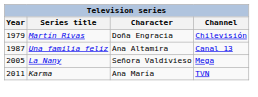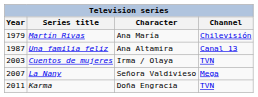(142, 36) Doña Engracia -> (138, 36) Ana María
+ row: (71, 61)
(16, 61) 2005 -> (16, 74) 2007
(133, 74) Ana María -> (147, 86) Doña Engracia
